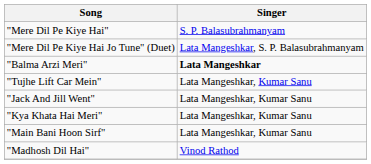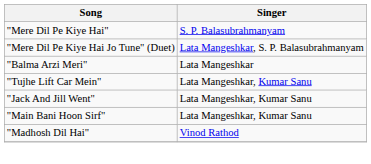(220, 64) bold -> (217, 64) normal
- row: (55, 115)
